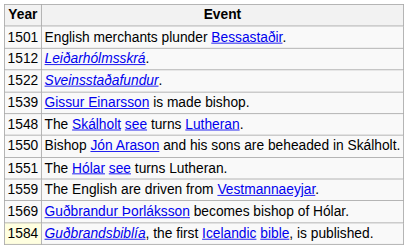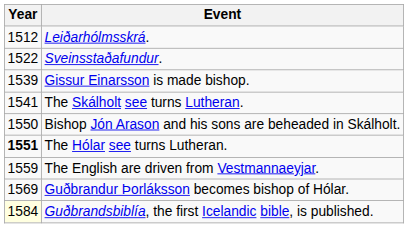- row: (165, 37)
(23, 124) 1548 -> (23, 102) 1541
(23, 168) normal -> (23, 146) bold
